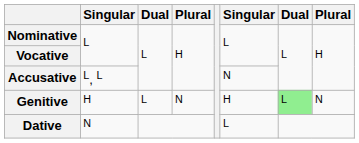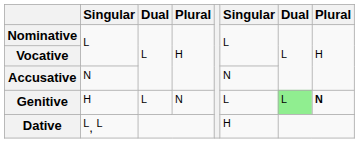(93, 78) L, L -> (87, 75) N
(227, 99) H -> (226, 99) L
(319, 99) normal -> (319, 102) bold
(87, 123) N -> (93, 126) L, L
(226, 123) L -> (227, 123) H
